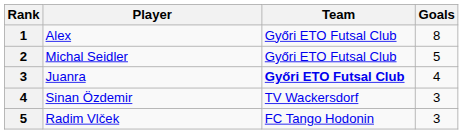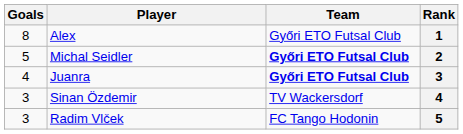columns swapped: (23, 14) <-> (437, 14)
(331, 56) normal -> (339, 56) bold
